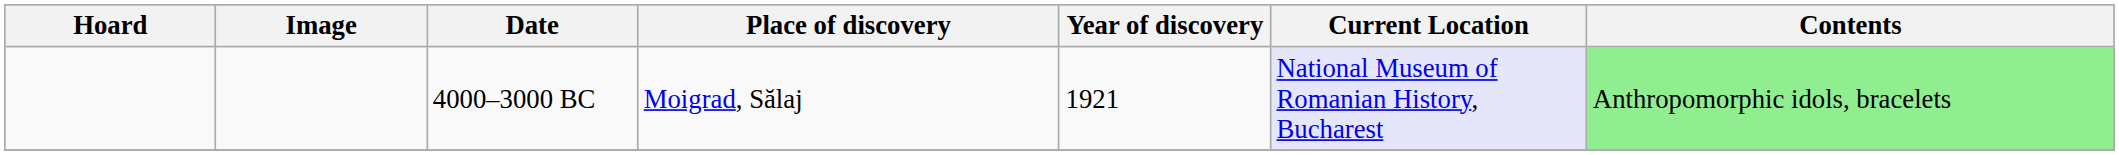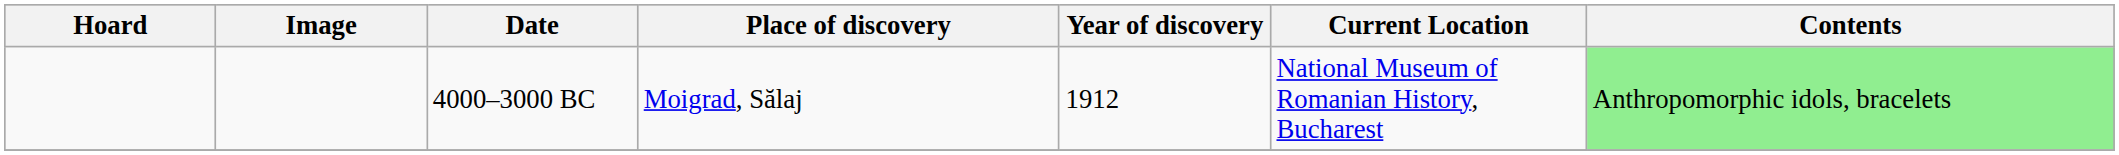(1092, 98) 1921 -> (1092, 98) 1912
(1387, 98) lavender background -> (1387, 98) no background
